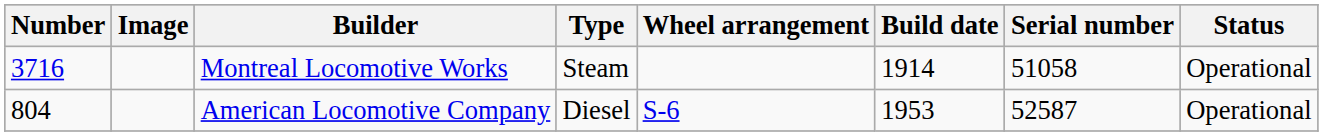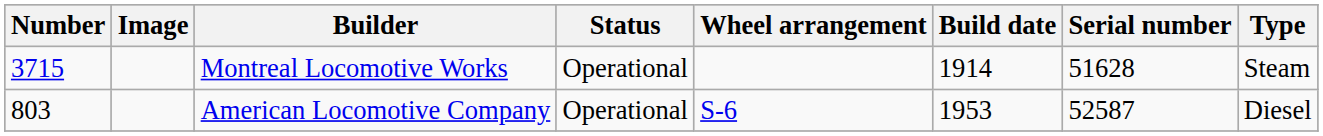columns swapped: (596, 25) <-> (1249, 25)
(38, 67) 3716 -> (38, 67) 3715
(1044, 67) 51058 -> (1102, 67) 51628
(31, 109) 804 -> (31, 109) 803
